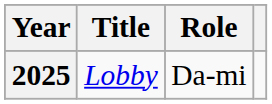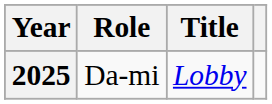columns swapped: (121, 27) <-> (209, 27)
